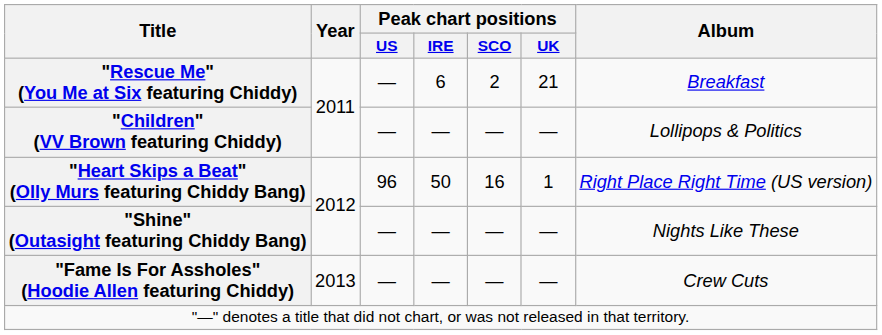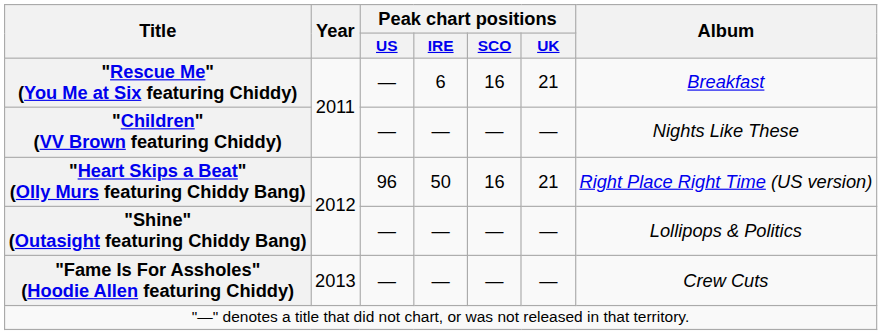(494, 82) 2 -> (494, 82) 16
(726, 132) Lollipops & Politics -> (726, 132) Nights Like These
(548, 181) 1 -> (548, 181) 21
(726, 230) Nights Like These -> (726, 230) Lollipops & Politics
